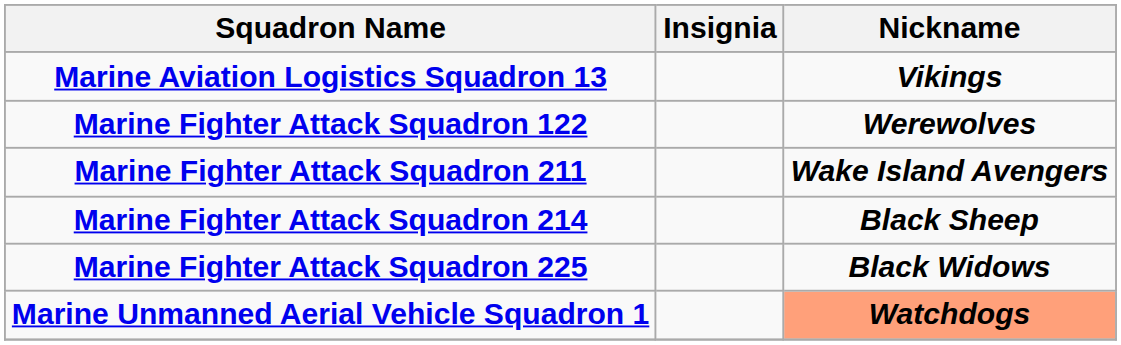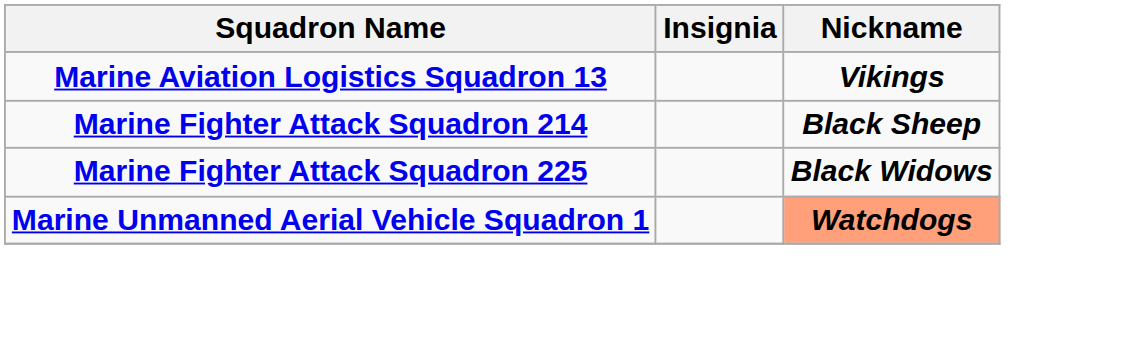- row: (331, 123)
- row: (331, 171)
